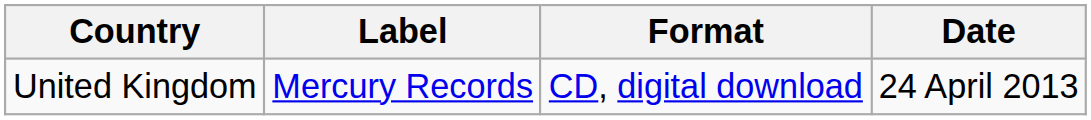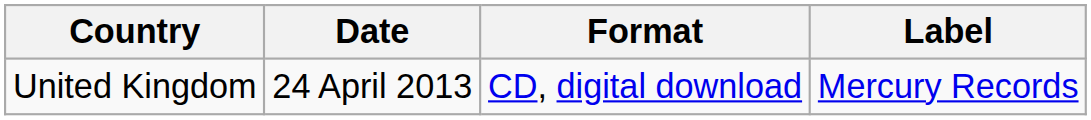columns swapped: (979, 31) <-> (403, 31)
